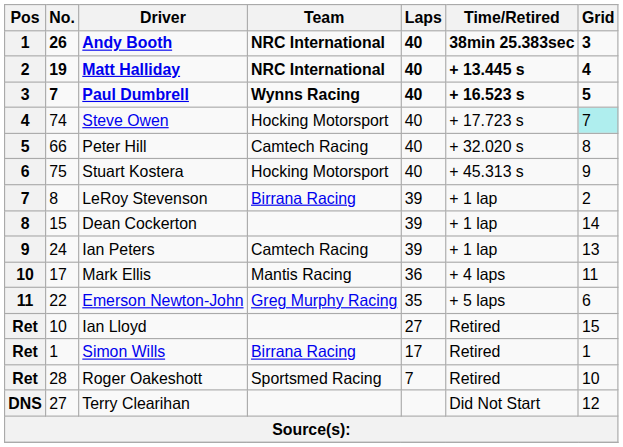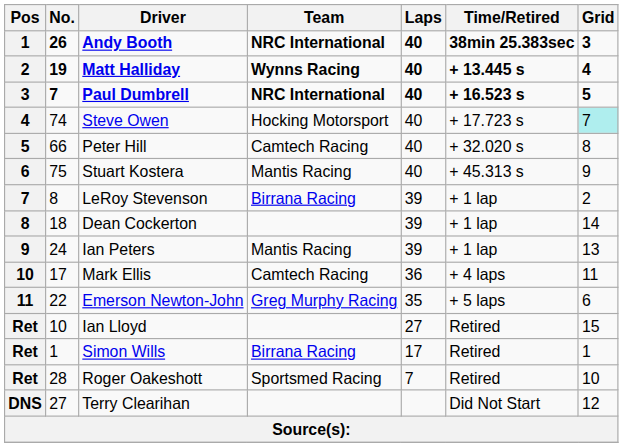(318, 69) NRC International -> (306, 69) Wynns Racing
(306, 95) Wynns Racing -> (318, 95) NRC International
(320, 172) Hocking Motorsport -> (301, 172) Mantis Racing
(58, 223) 15 -> (58, 223) 18
(310, 249) Camtech Racing -> (301, 249) Mantis Racing
(301, 275) Mantis Racing -> (310, 275) Camtech Racing
